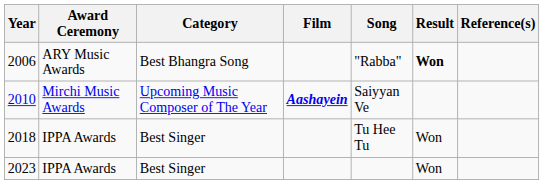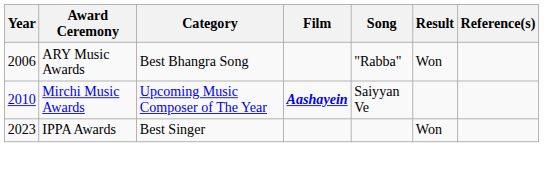(430, 61) bold -> (429, 61) normal
- row: (22, 138)
